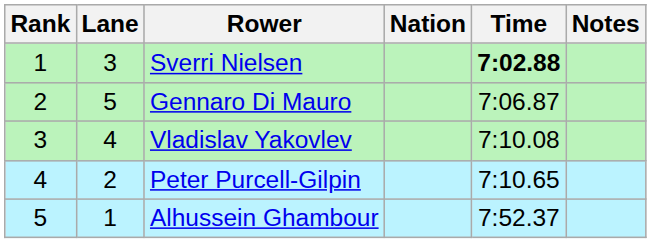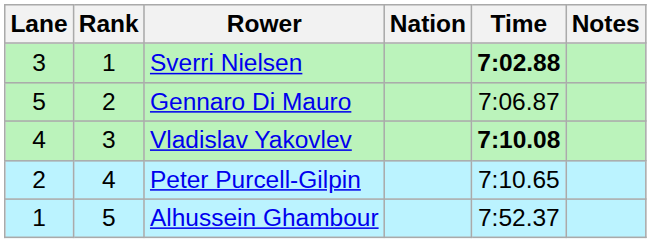columns swapped: (40, 23) <-> (110, 23)
(519, 140) normal -> (519, 140) bold
